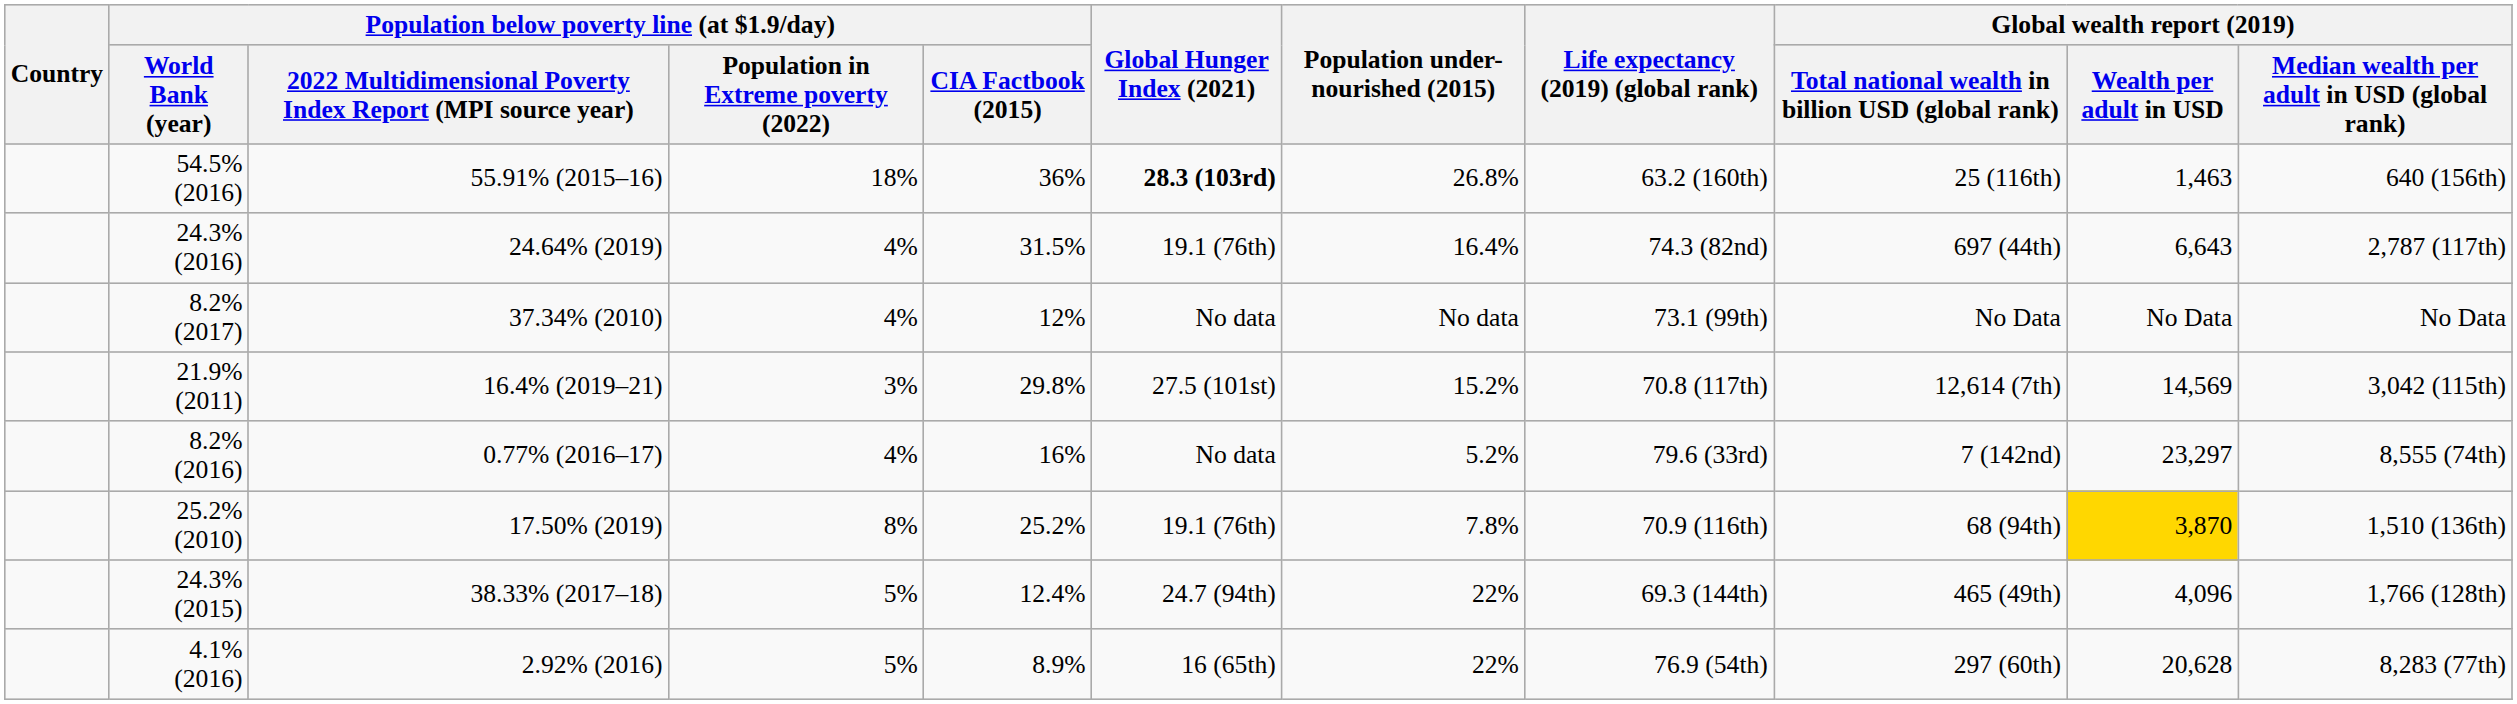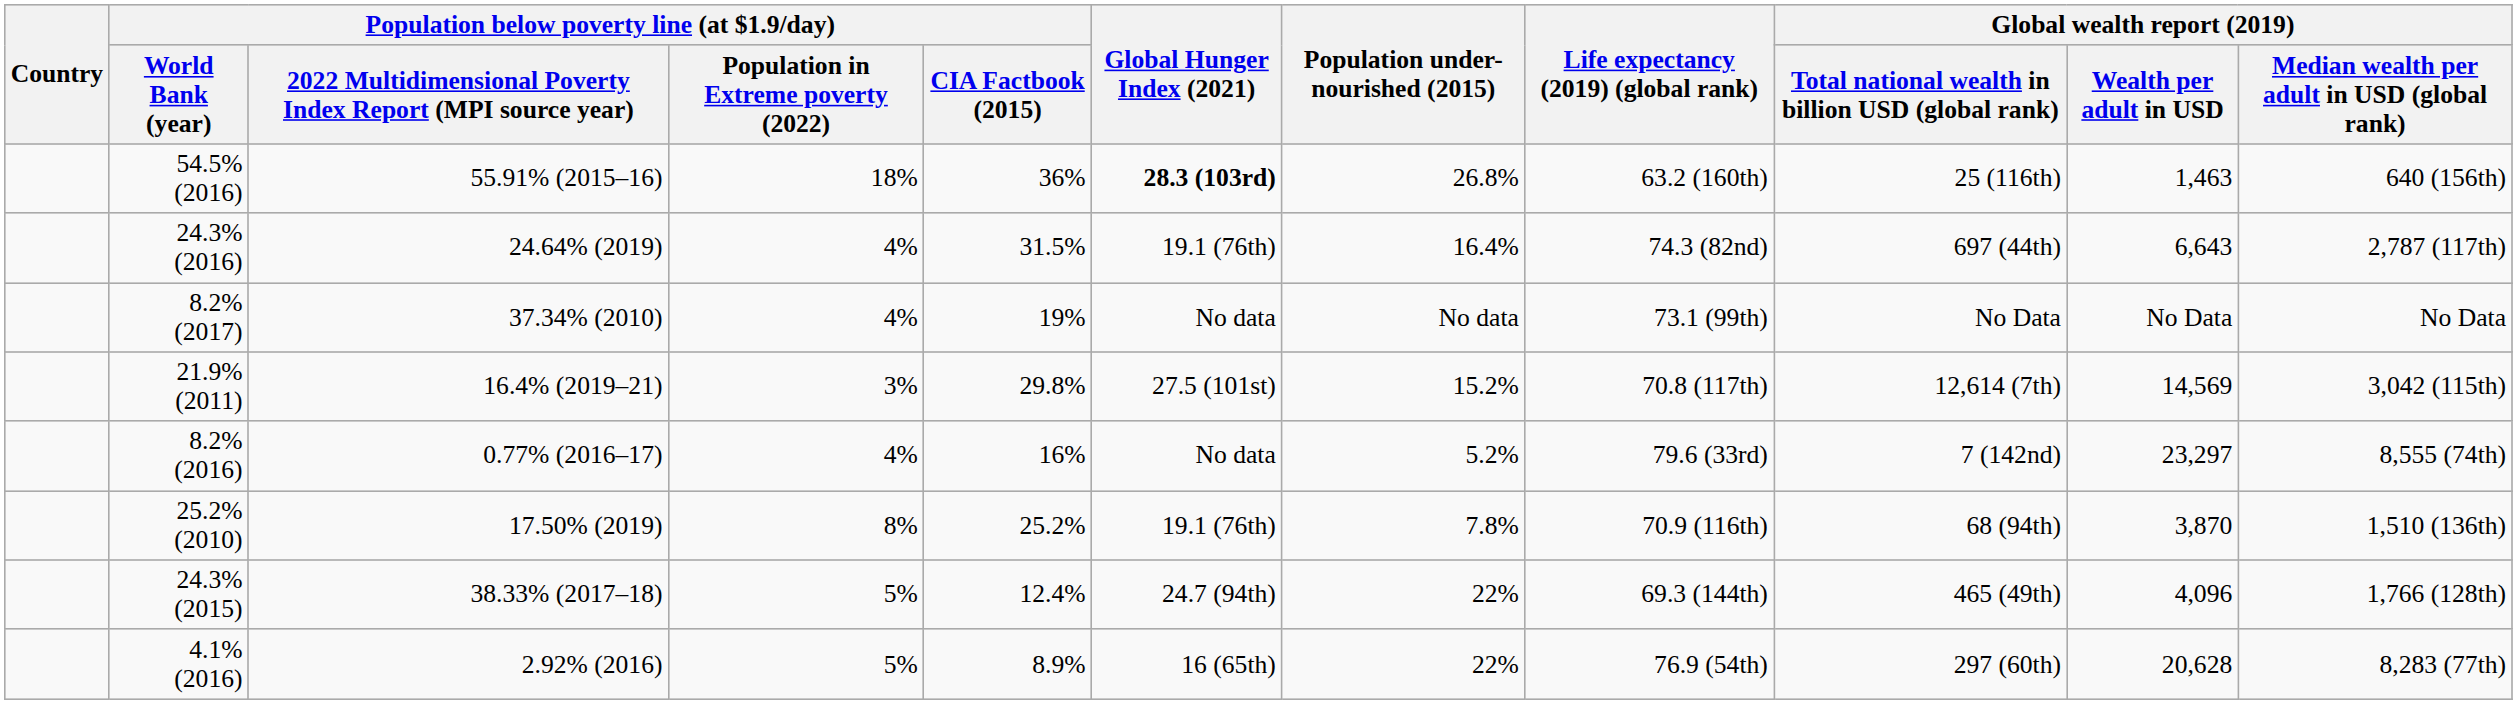(1062, 316) 12% -> (1062, 316) 19%
(2203, 525) gold background -> (2203, 525) no background
